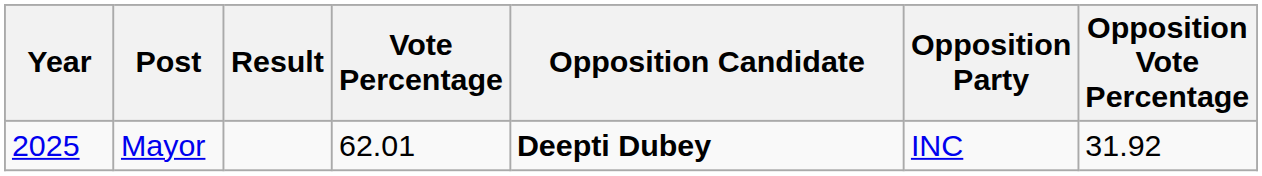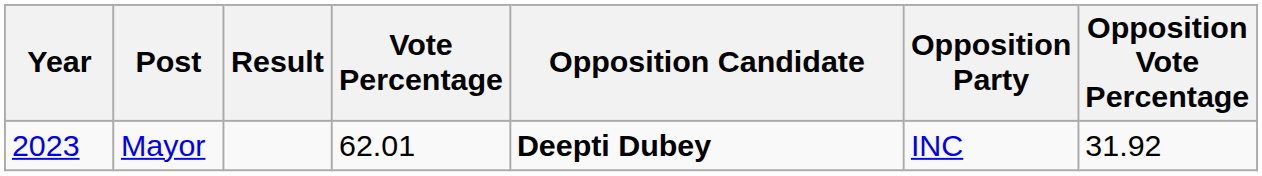(46, 145) 2025 -> (46, 145) 2023
